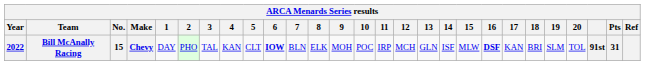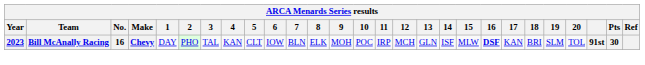(15, 47) 2022 -> (15, 42) 2023
(119, 47) 15 -> (120, 42) 16
(275, 47) bold -> (275, 42) normal
(615, 47) 31 -> (614, 42) 30
